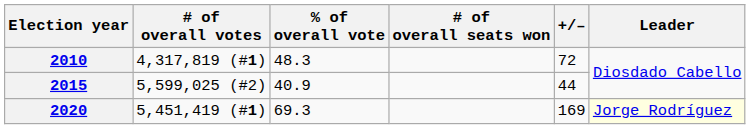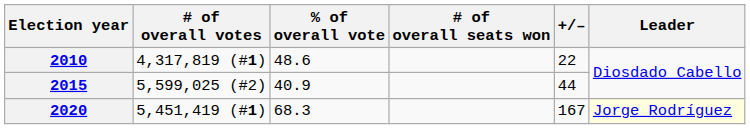(292, 60) 48.3 -> (292, 60) 48.6
(567, 60) 72 -> (567, 60) 22
(292, 111) 69.3 -> (292, 111) 68.3
(572, 111) 169 -> (572, 111) 167
